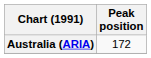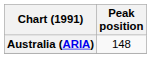(121, 44) 172 -> (121, 44) 148
